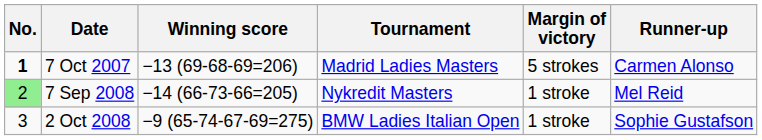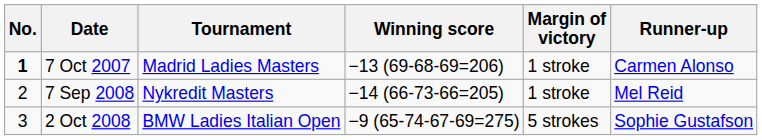columns swapped: (420, 28) <-> (228, 28)
(563, 66) 5 strokes -> (559, 66) 1 stroke
(23, 93) lightgreen background -> (23, 93) no background
(559, 121) 1 stroke -> (563, 121) 5 strokes
